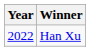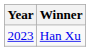(21, 35) 2022 -> (21, 35) 2023
